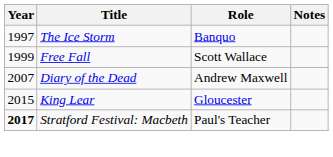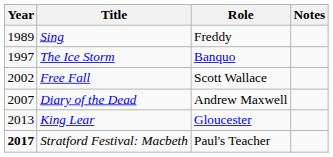+ row: (52, 36)
(21, 57) 1999 -> (21, 78) 2002
(21, 99) 2015 -> (21, 120) 2013
